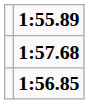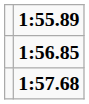rows swapped: (49, 83) <-> (49, 51)
